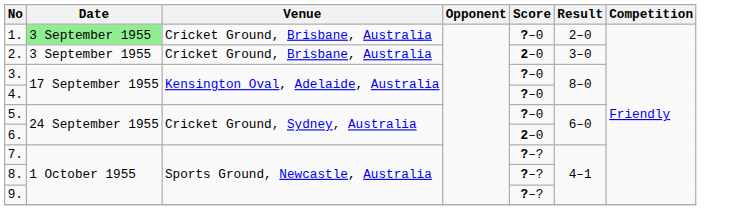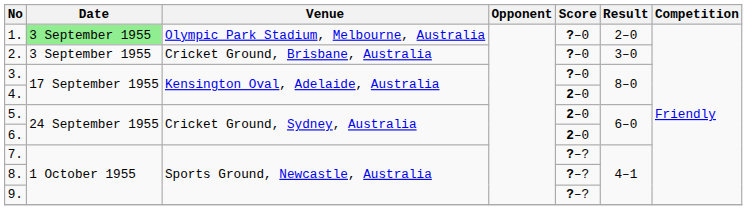(298, 35) Cricket Ground, Brisbane, Australia -> (325, 35) Olympic Park Stadium, Melbourne, Australia
(532, 55) 2–0 -> (578, 55) ?–0
(532, 95) ?–0 -> (578, 95) 2–0
(532, 115) ?–0 -> (578, 115) 2–0
